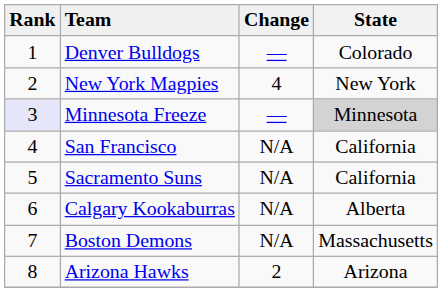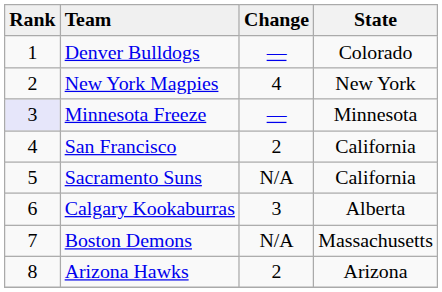(376, 114) lightgrey background -> (376, 114) no background
(277, 146) N/A -> (277, 146) 2
(277, 209) N/A -> (277, 209) 3
